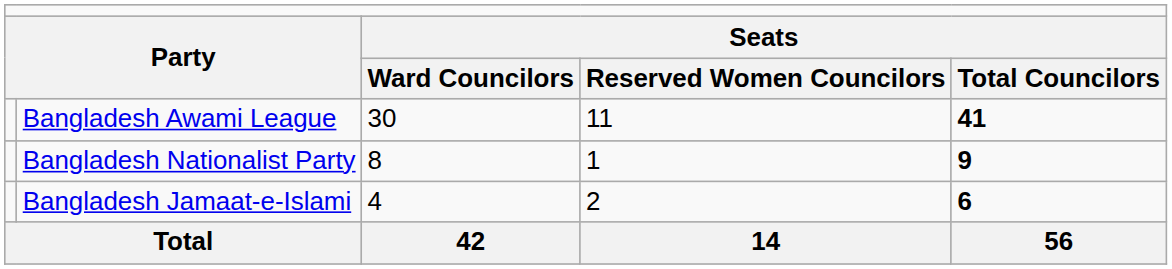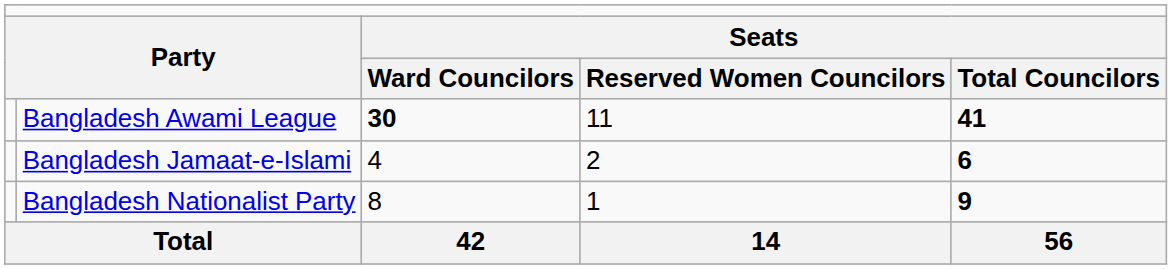(382, 119) normal -> (382, 119) bold
rows swapped: (189, 160) <-> (187, 201)
